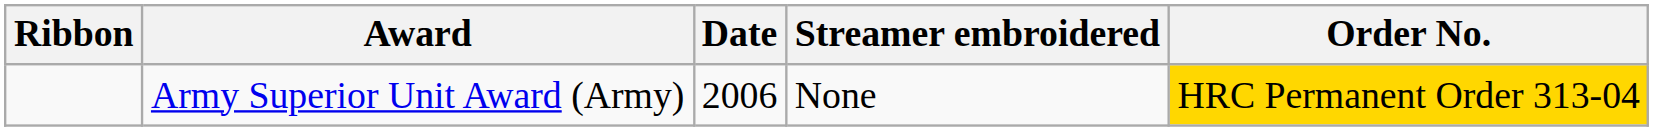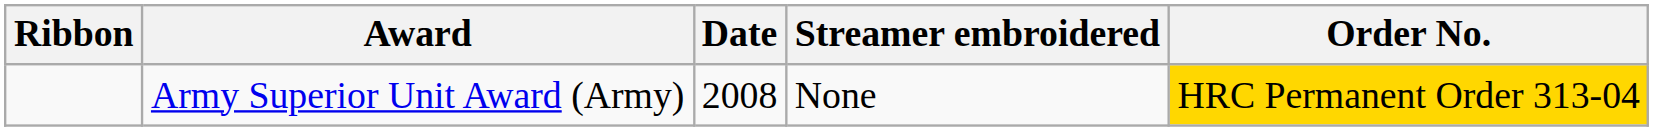(740, 94) 2006 -> (740, 94) 2008
